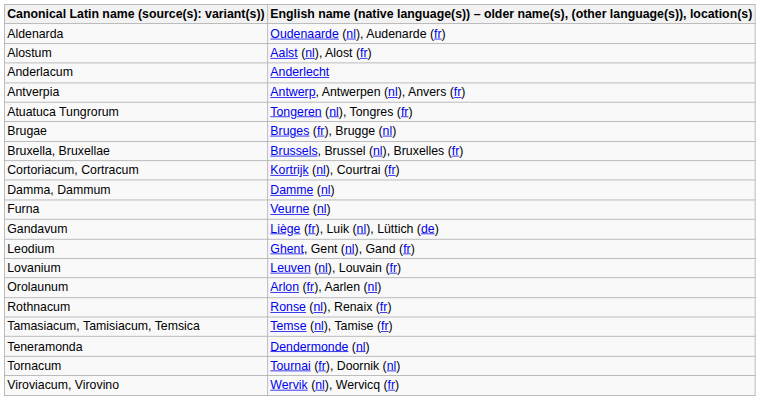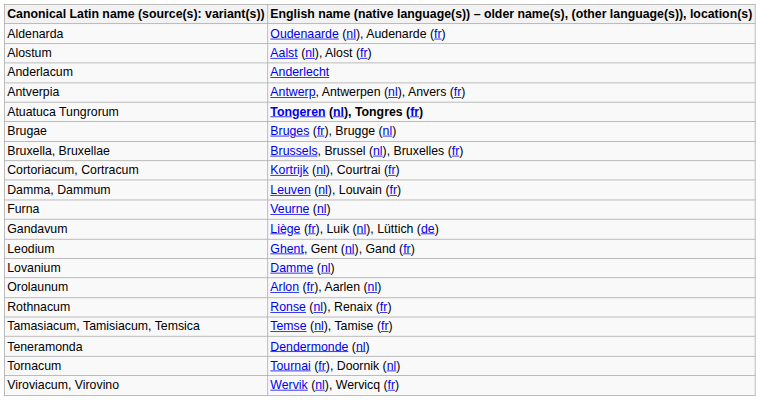(341, 111) normal -> (347, 111) bold
(302, 190) Damme (nl) -> (336, 190) Leuven (nl), Louvain (fr)
(336, 268) Leuven (nl), Louvain (fr) -> (302, 268) Damme (nl)
